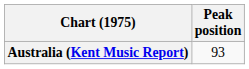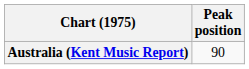(218, 52) 93 -> (218, 52) 90
